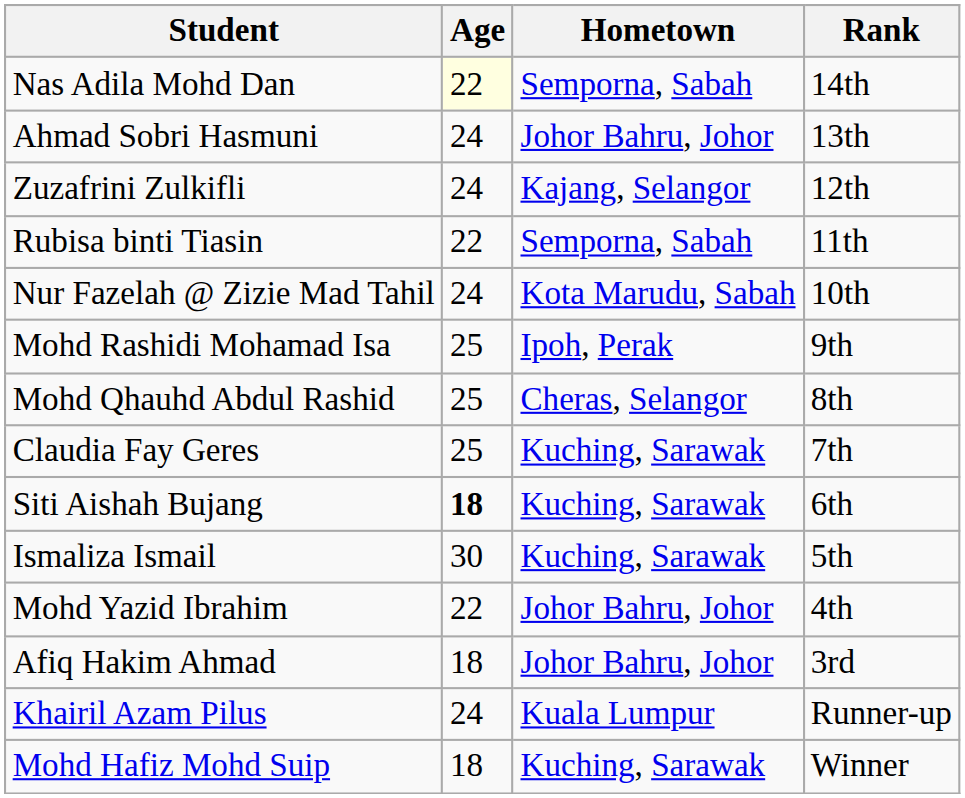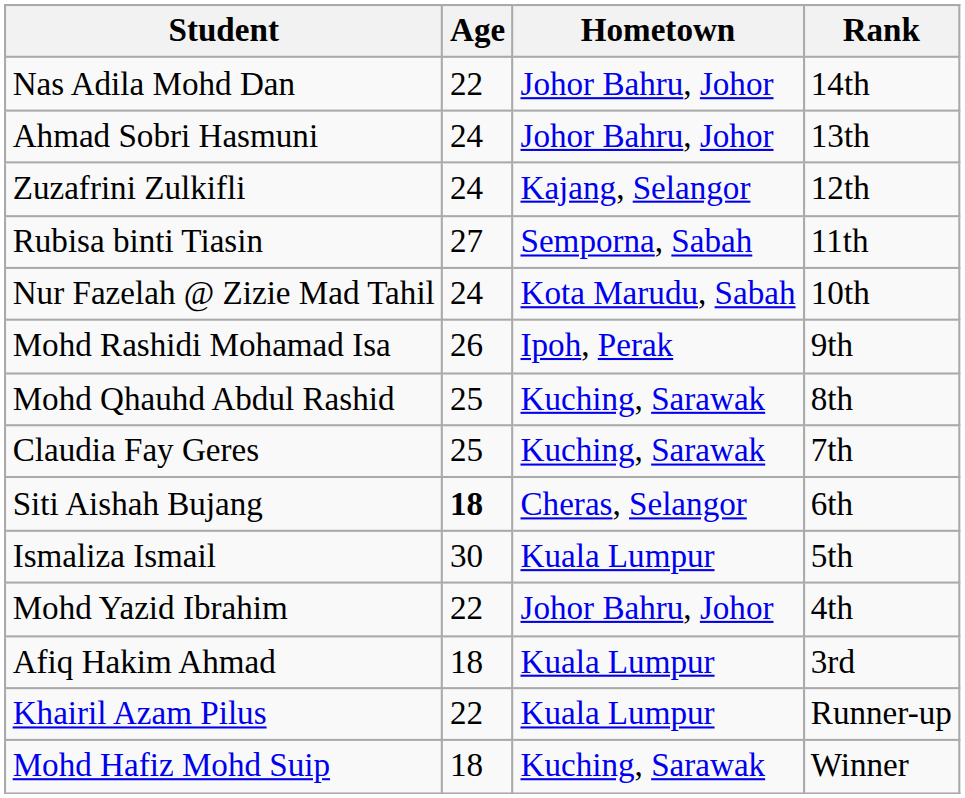(467, 83) lightyellow background -> (467, 83) no background
(636, 83) Semporna, Sabah -> (647, 83) Johor Bahru, Johor
(467, 240) 22 -> (467, 240) 27
(467, 345) 25 -> (467, 345) 26
(634, 398) Cheras, Selangor -> (643, 398) Kuching, Sarawak
(643, 503) Kuching, Sarawak -> (634, 503) Cheras, Selangor
(643, 556) Kuching, Sarawak -> (618, 556) Kuala Lumpur
(647, 661) Johor Bahru, Johor -> (618, 661) Kuala Lumpur
(467, 713) 24 -> (467, 713) 22
